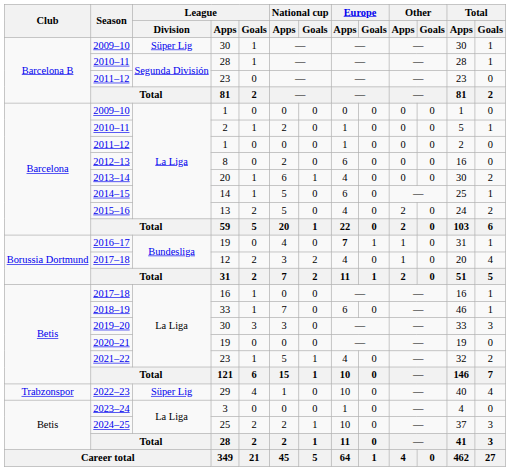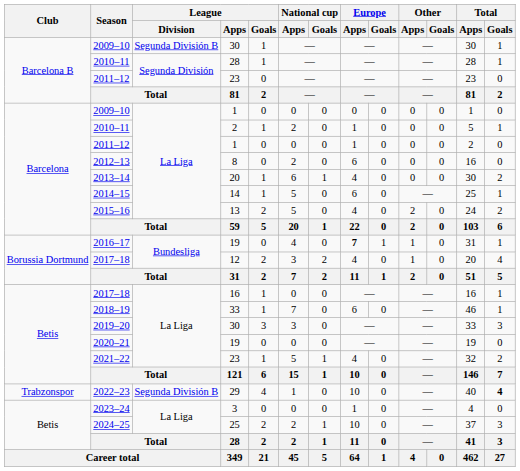(172, 45) Süper Lig -> (176, 45) Segunda División B
(172, 392) Süper Lig -> (176, 392) Segunda División B
(490, 392) normal -> (500, 392) bold
